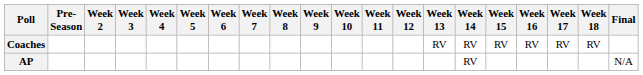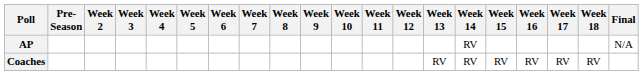rows swapped: (26, 62) <-> (26, 44)
